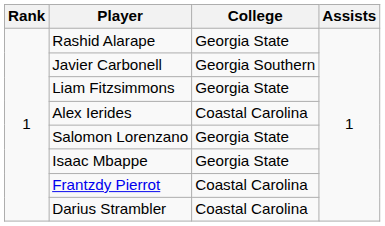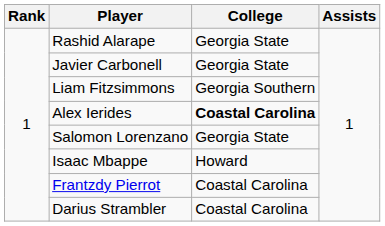(255, 64) Georgia Southern -> (242, 64) Georgia State
(242, 88) Georgia State -> (255, 88) Georgia Southern
(251, 112) normal -> (255, 112) bold
(242, 161) Georgia State -> (221, 161) Howard
